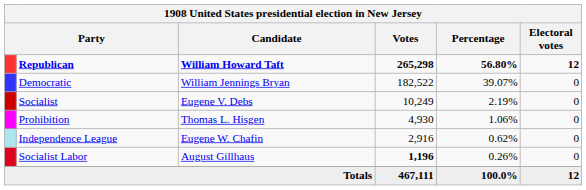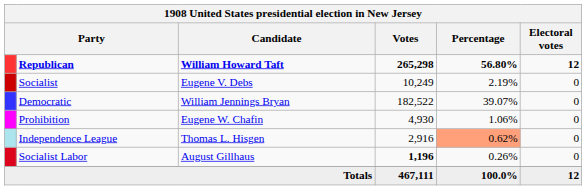rows swapped: (45, 82) <-> (38, 101)
(223, 120) Thomas L. Hisgen -> (222, 120) Eugene W. Chafin
(222, 138) Eugene W. Chafin -> (223, 138) Thomas L. Hisgen
(503, 138) no background -> (503, 138) lightsalmon background
